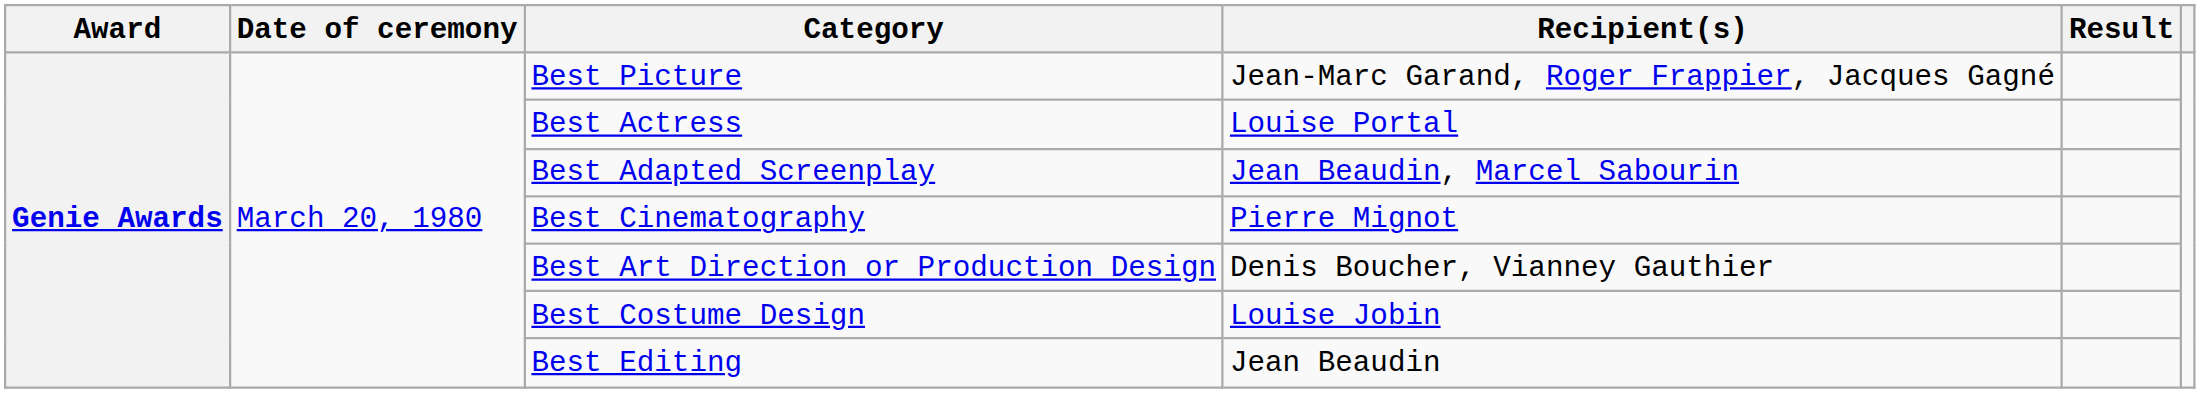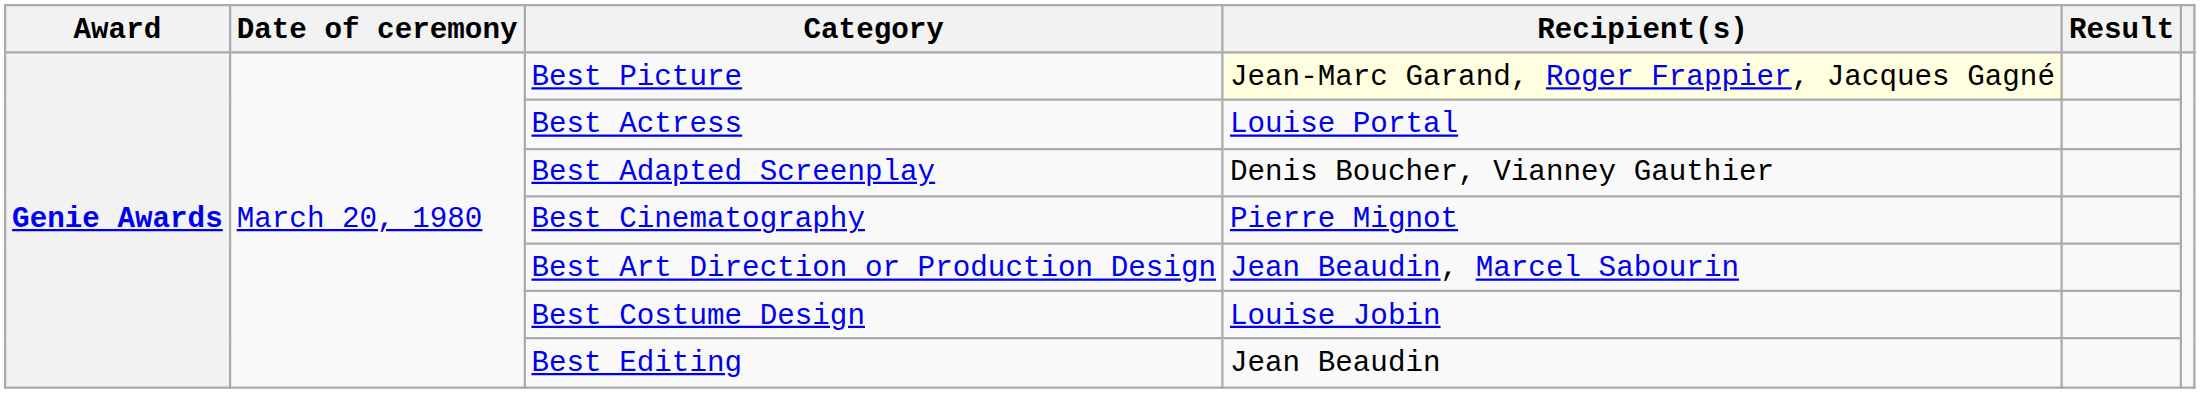(1642, 77) no background -> (1642, 77) lightyellow background
(1484, 172) Jean Beaudin, Marcel Sabourin -> (1502, 172) Denis Boucher, Vianney Gauthier
(1502, 267) Denis Boucher, Vianney Gauthier -> (1484, 267) Jean Beaudin, Marcel Sabourin
